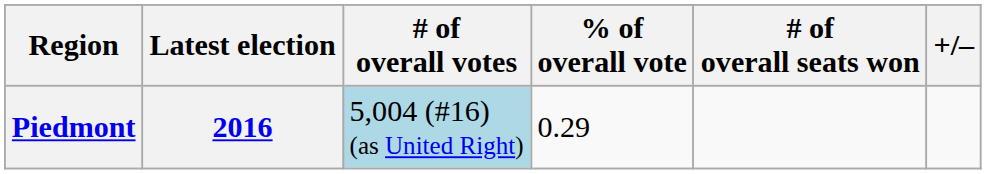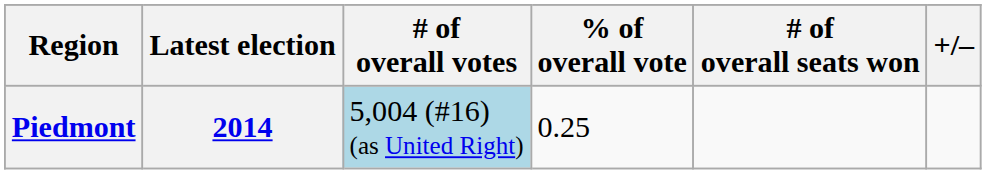(243, 126) 2016 -> (243, 126) 2014
(564, 126) 0.29 -> (564, 126) 0.25
